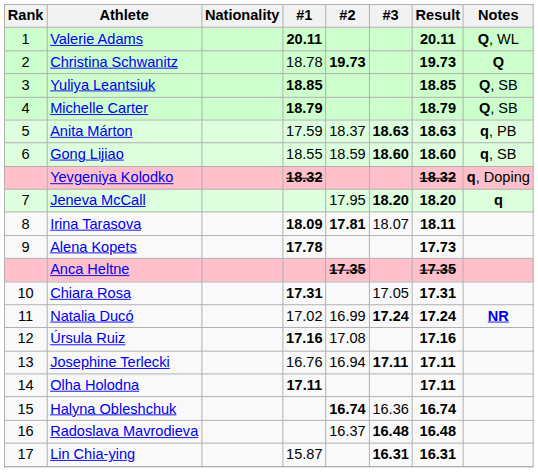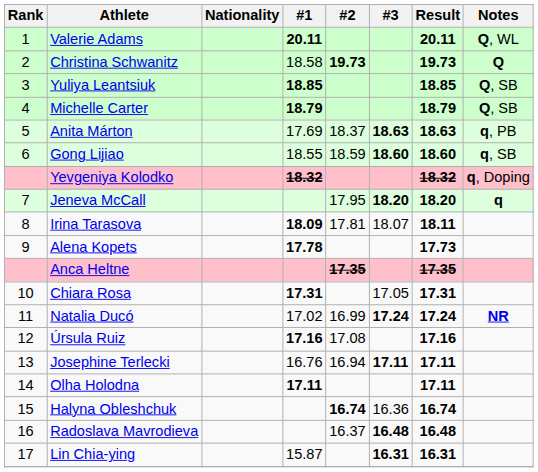(304, 62) 18.78 -> (304, 62) 18.58
(304, 131) 17.59 -> (304, 131) 17.69
(347, 223) bold -> (347, 223) normal
